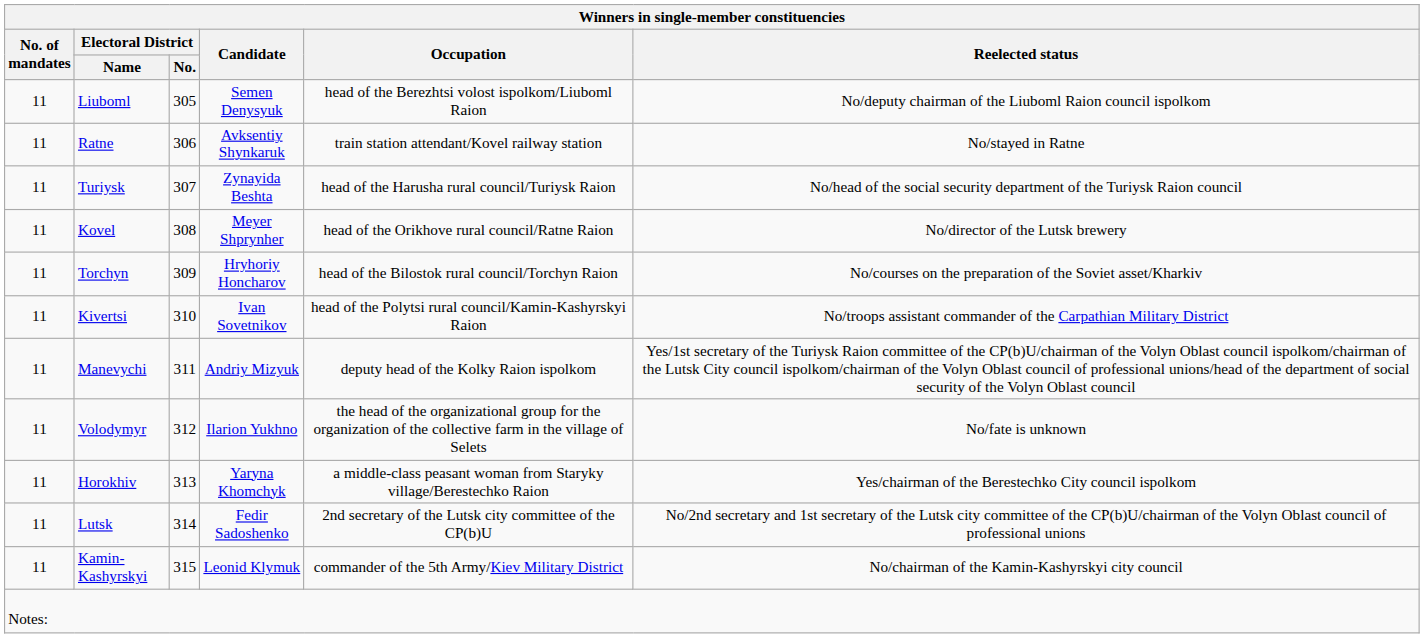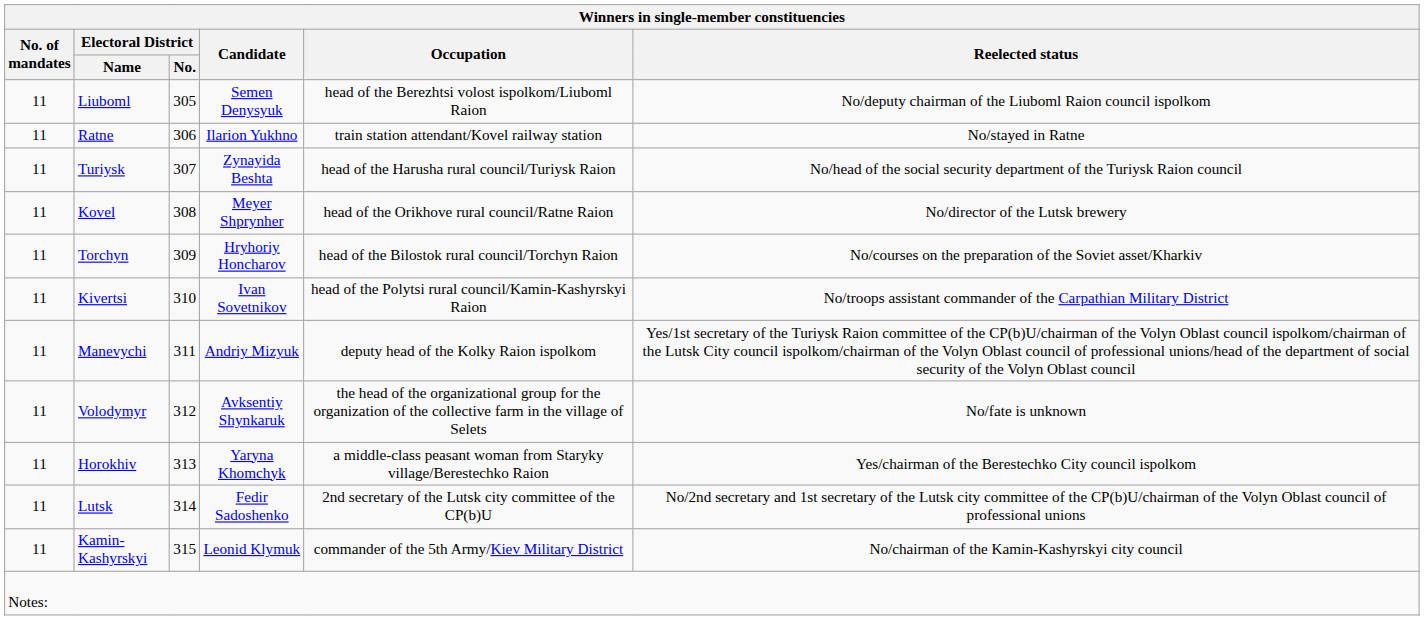(252, 144) Avksentiy Shynkaruk -> (252, 135) Ilarion Yukhno
(252, 429) Ilarion Yukhno -> (252, 411) Avksentiy Shynkaruk
